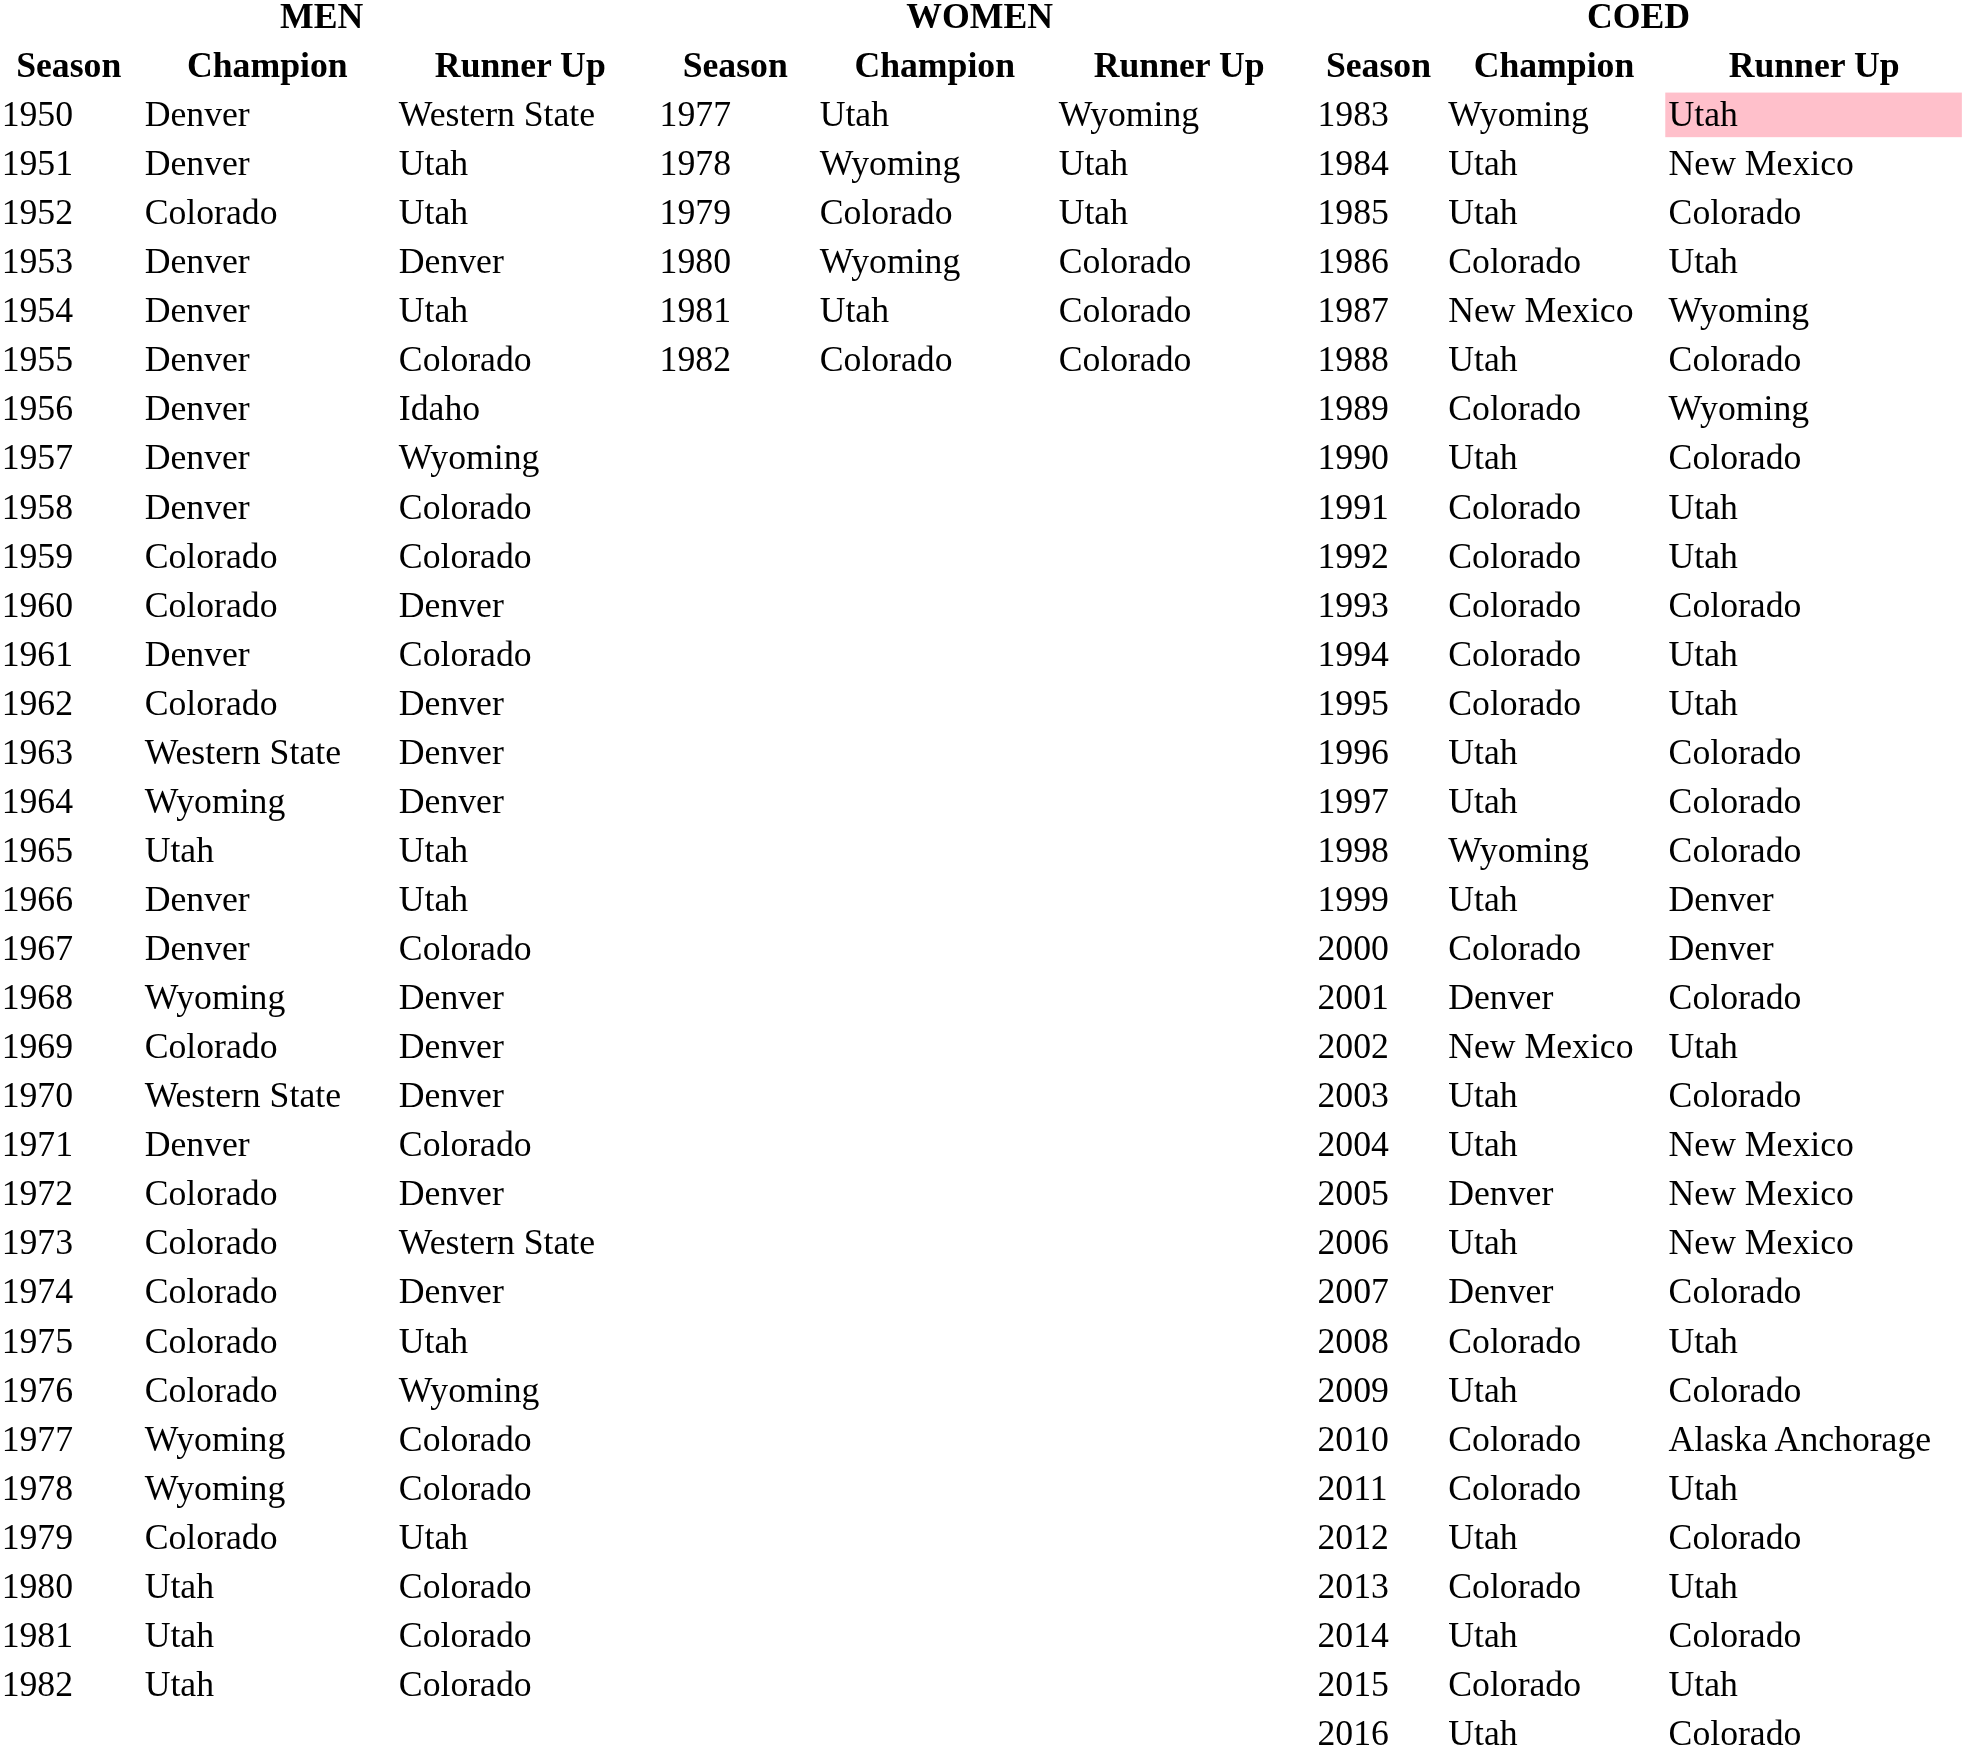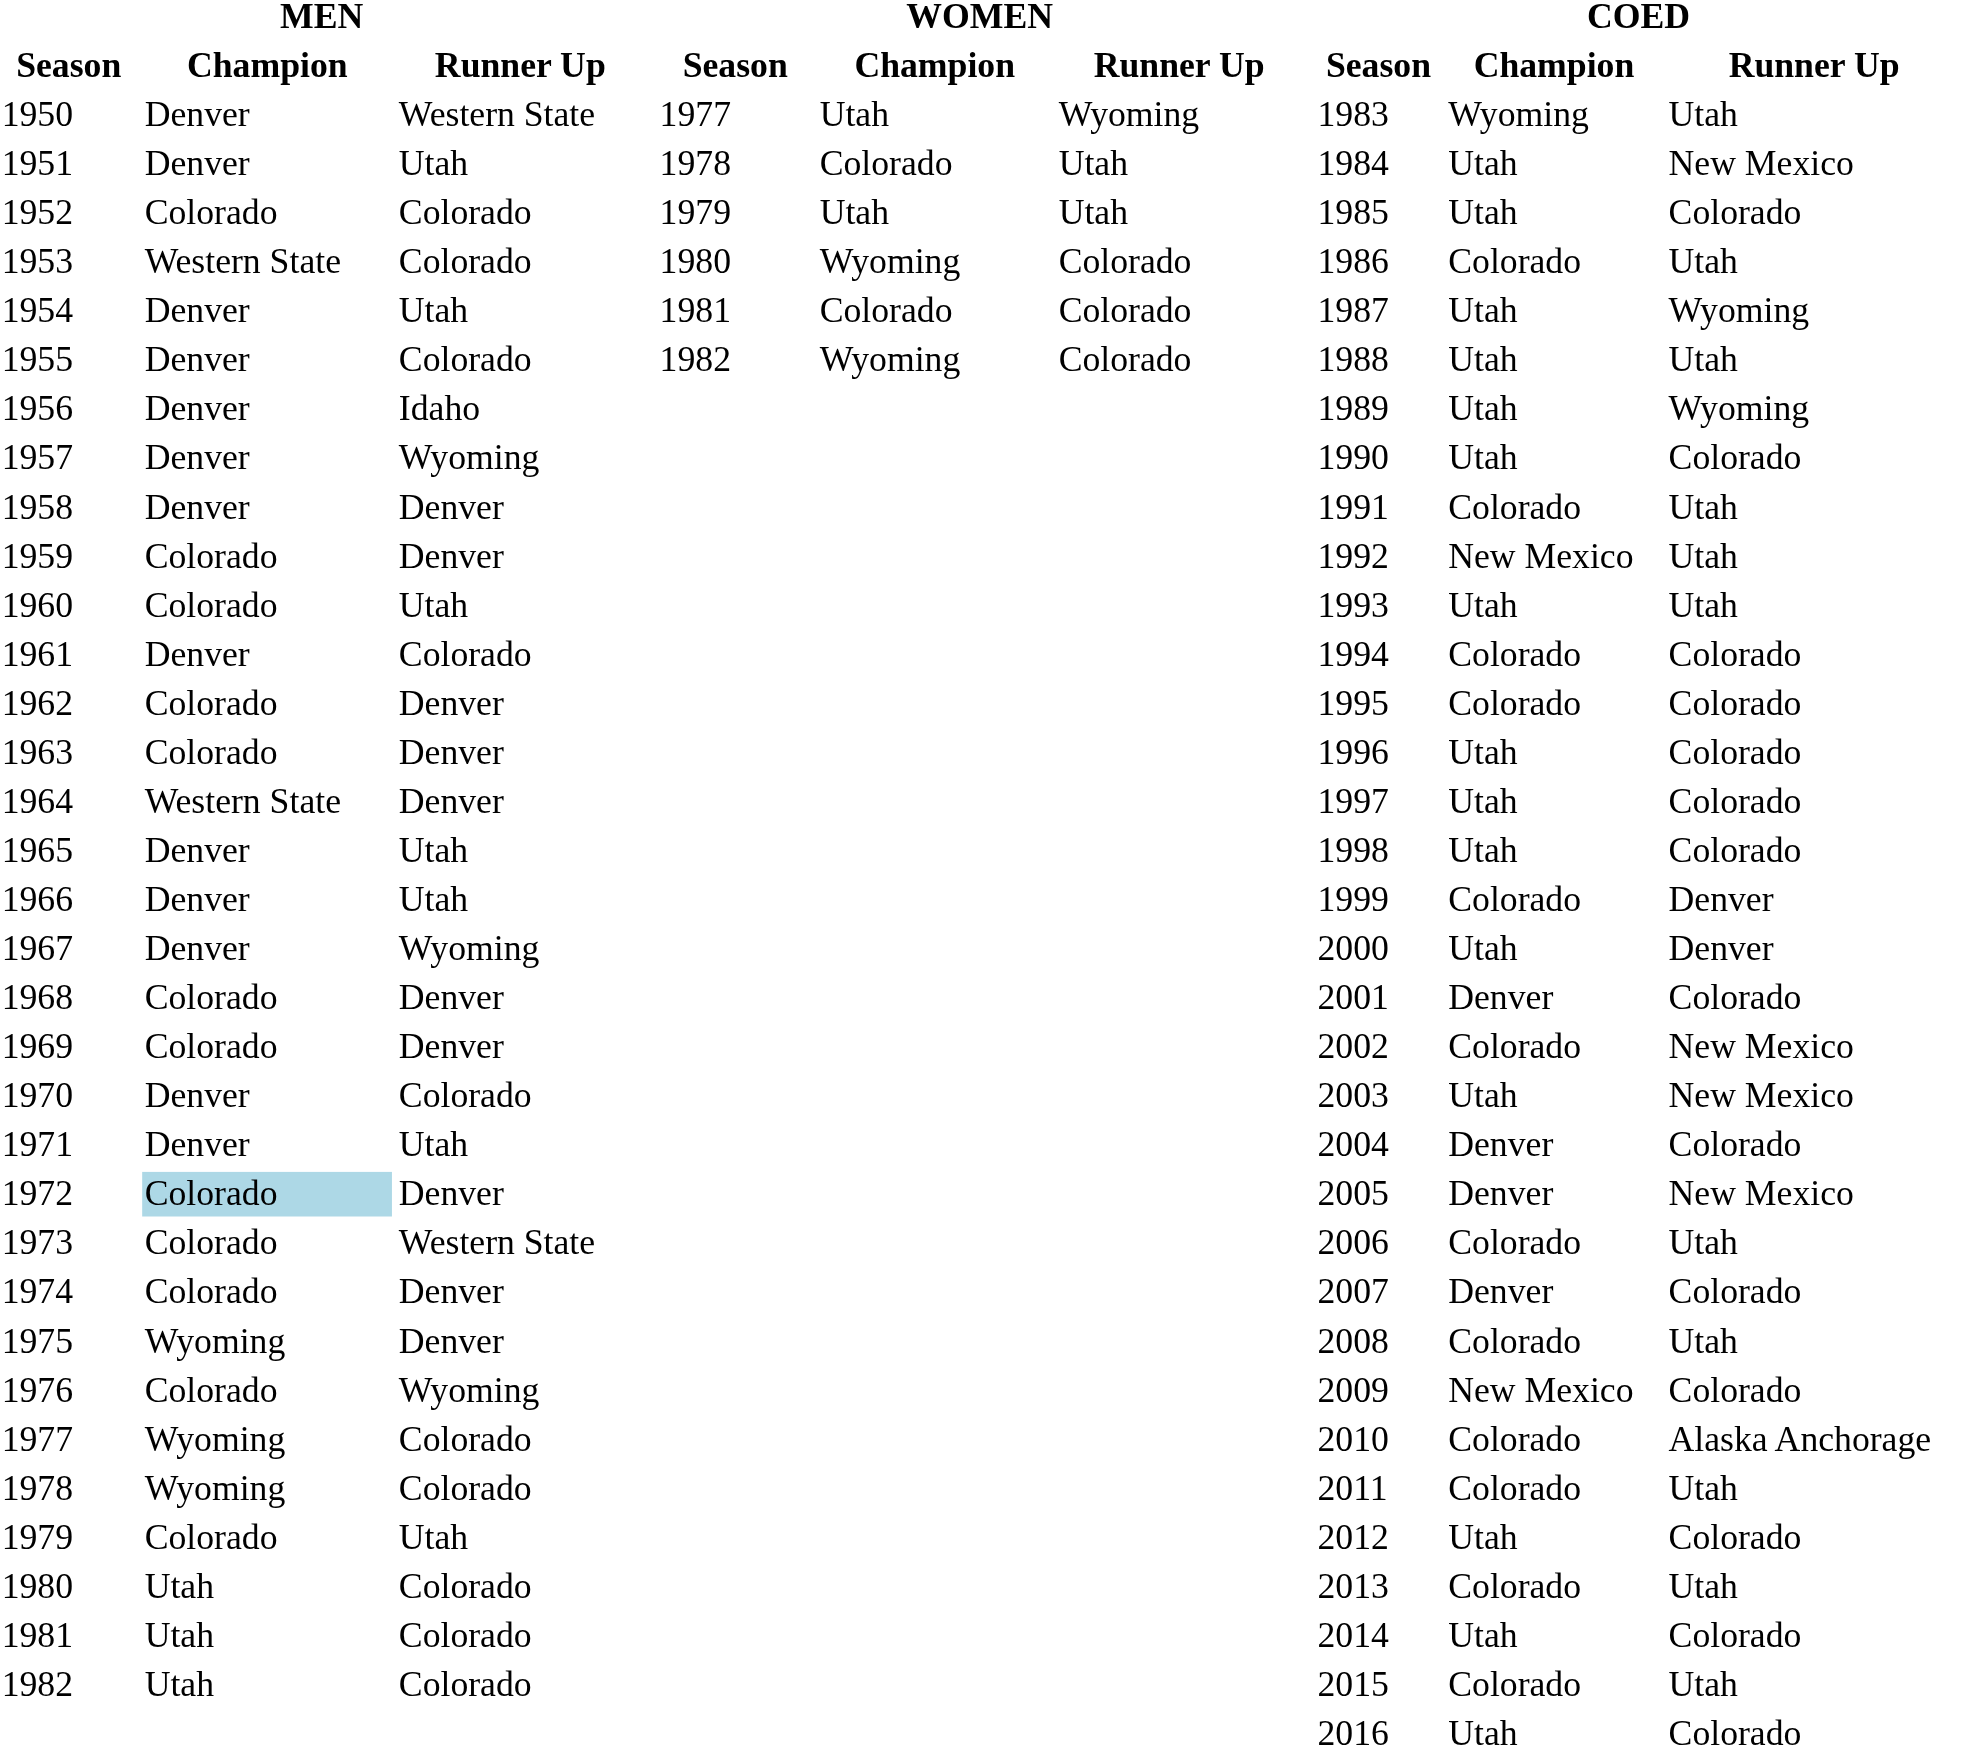(1703, 114) pink background -> (1703, 114) no background
(890, 163) Wyoming -> (886, 163) Colorado
(434, 212) Utah -> (465, 212) Colorado
(886, 212) Colorado -> (854, 212) Utah
(197, 261) Denver -> (243, 261) Western State
(451, 261) Denver -> (465, 261) Colorado
(854, 310) Utah -> (886, 310) Colorado
(1541, 310) New Mexico -> (1483, 310) Utah
(886, 359) Colorado -> (890, 359) Wyoming
(1735, 359) Colorado -> (1703, 359) Utah
(1515, 408) Colorado -> (1483, 408) Utah
(465, 506) Colorado -> (451, 506) Denver
(465, 555) Colorado -> (451, 555) Denver
(1515, 555) Colorado -> (1541, 555) New Mexico
(451, 604) Denver -> (434, 604) Utah
(1515, 604) Colorado -> (1483, 604) Utah
(1735, 604) Colorado -> (1703, 604) Utah
(1703, 653) Utah -> (1735, 653) Colorado
(1703, 702) Utah -> (1735, 702) Colorado
(243, 752) Western State -> (211, 752) Colorado
(215, 801) Wyoming -> (243, 801) Western State
(179, 850) Utah -> (197, 850) Denver
(1519, 850) Wyoming -> (1483, 850) Utah
(1483, 899) Utah -> (1515, 899) Colorado
(465, 948) Colorado -> (469, 948) Wyoming
(1515, 948) Colorado -> (1483, 948) Utah
(215, 997) Wyoming -> (211, 997) Colorado
(1541, 1046) New Mexico -> (1515, 1046) Colorado
(1703, 1046) Utah -> (1761, 1046) New Mexico
(243, 1095) Western State -> (197, 1095) Denver
(451, 1095) Denver -> (465, 1095) Colorado
(1735, 1095) Colorado -> (1761, 1095) New Mexico
(465, 1144) Colorado -> (434, 1144) Utah
(1483, 1144) Utah -> (1501, 1144) Denver
(1761, 1144) New Mexico -> (1735, 1144) Colorado
(211, 1193) no background -> (211, 1193) lightblue background
(1483, 1242) Utah -> (1515, 1242) Colorado
(1761, 1242) New Mexico -> (1703, 1242) Utah
(211, 1340) Colorado -> (215, 1340) Wyoming
(434, 1340) Utah -> (451, 1340) Denver
(1483, 1389) Utah -> (1541, 1389) New Mexico
